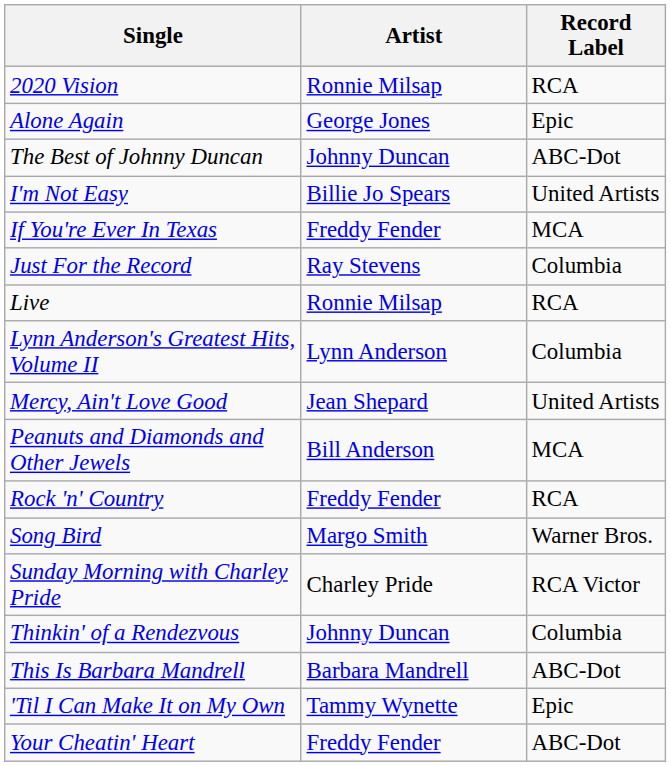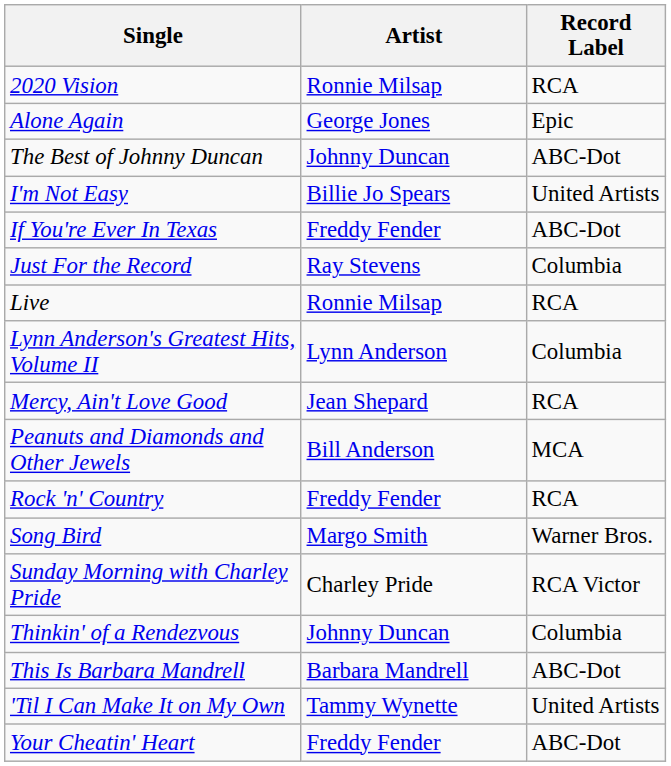(558, 229) MCA -> (576, 229) ABC-Dot
(595, 400) United Artists -> (555, 400) RCA
(553, 706) Epic -> (595, 706) United Artists
